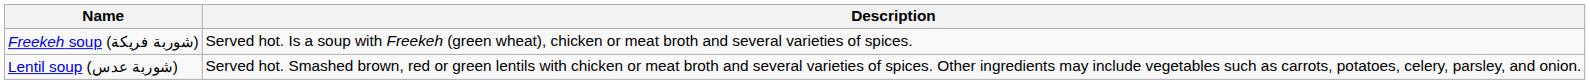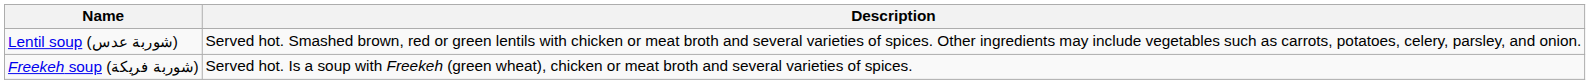rows swapped: (93, 67) <-> (103, 42)
